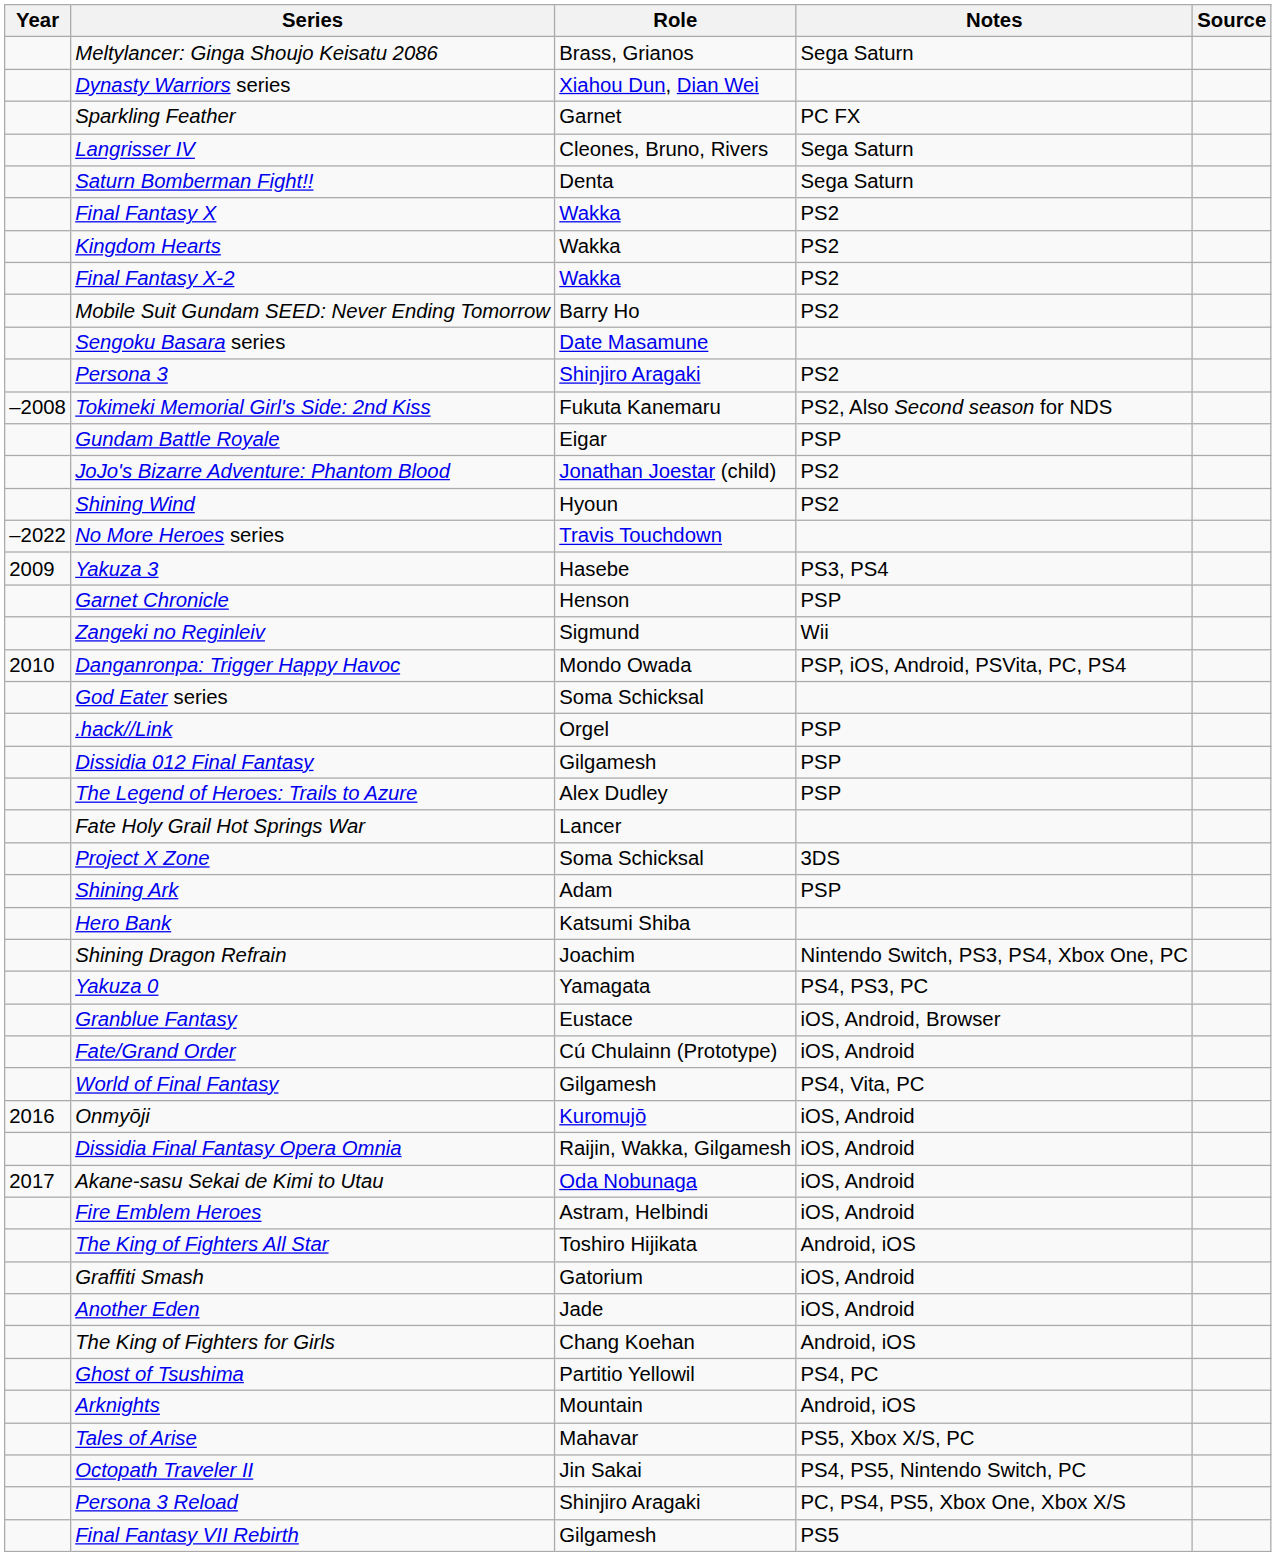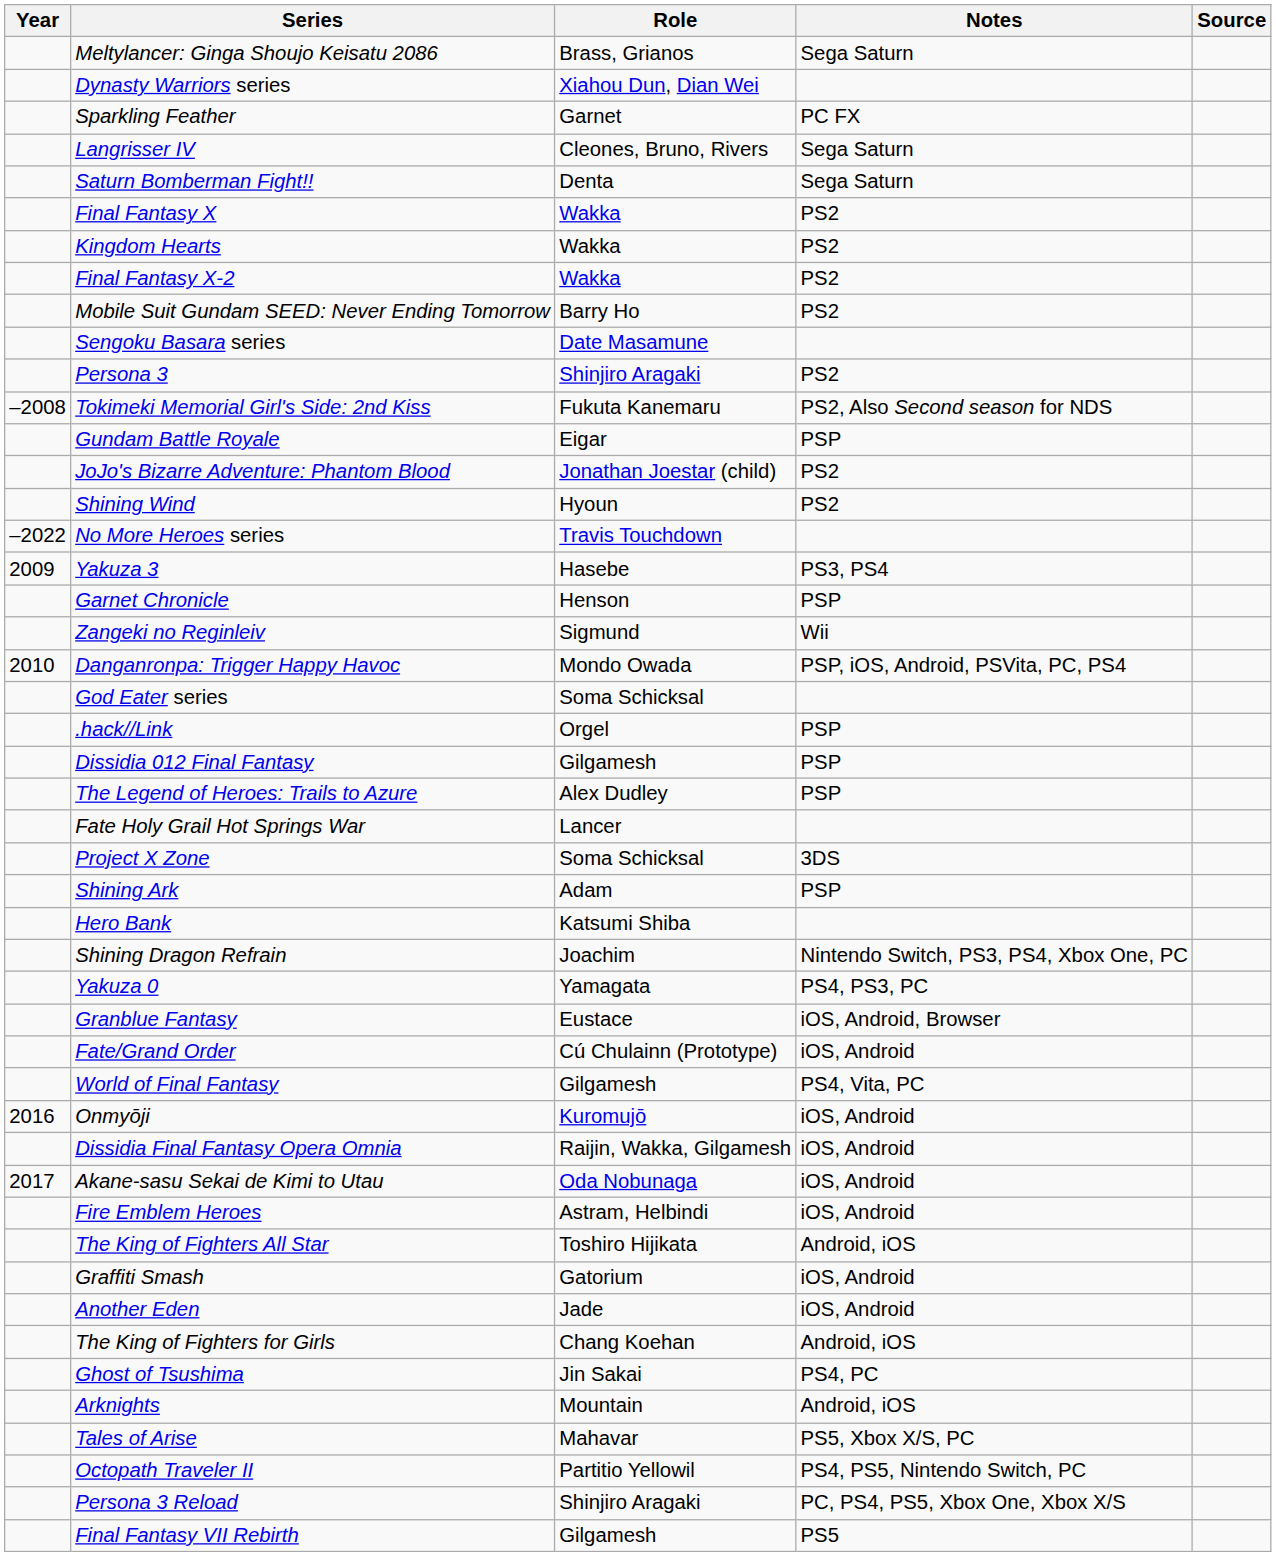(627, 1374) Partitio Yellowil -> (601, 1374) Jin Sakai
(601, 1470) Jin Sakai -> (627, 1470) Partitio Yellowil
